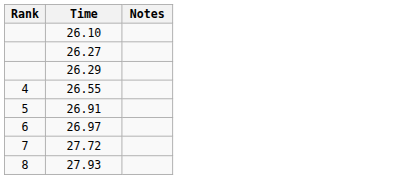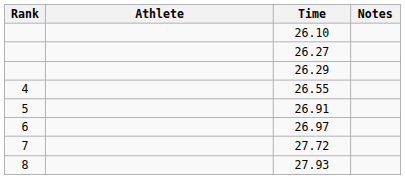+ column: (160, 14)
